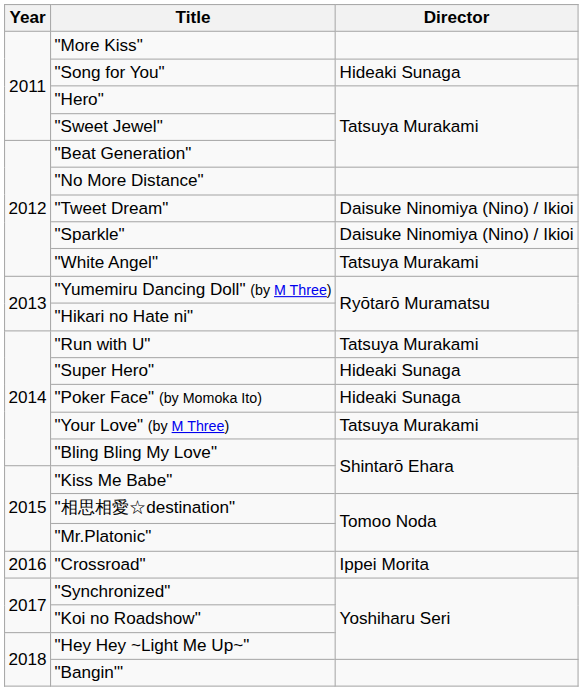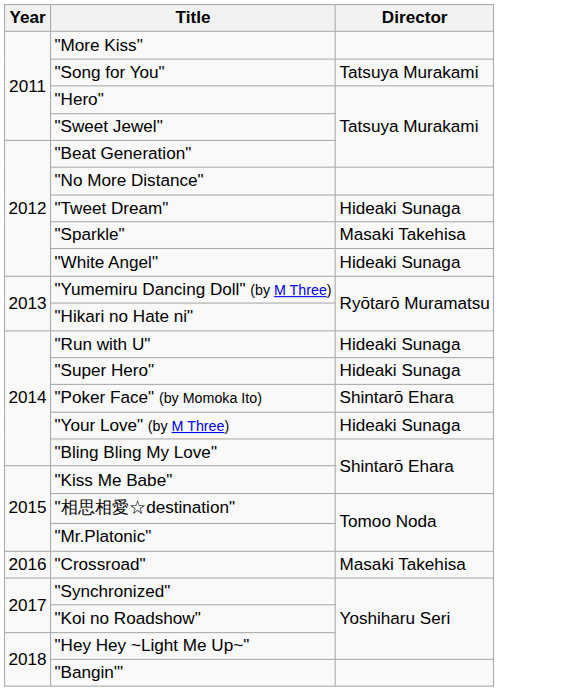(400, 72) Hideaki Sunaga -> (409, 72) Tatsuya Murakami
(457, 208) Daisuke Ninomiya (Nino) / Ikioi -> (400, 208) Hideaki Sunaga
(457, 235) Daisuke Ninomiya (Nino) / Ikioi -> (403, 235) Masaki Takehisa
(409, 262) Tatsuya Murakami -> (400, 262) Hideaki Sunaga
(409, 343) Tatsuya Murakami -> (400, 343) Hideaki Sunaga
(400, 398) Hideaki Sunaga -> (397, 398) Shintarō Ehara
(409, 425) Tatsuya Murakami -> (400, 425) Hideaki Sunaga
(384, 564) Ippei Morita -> (403, 564) Masaki Takehisa
